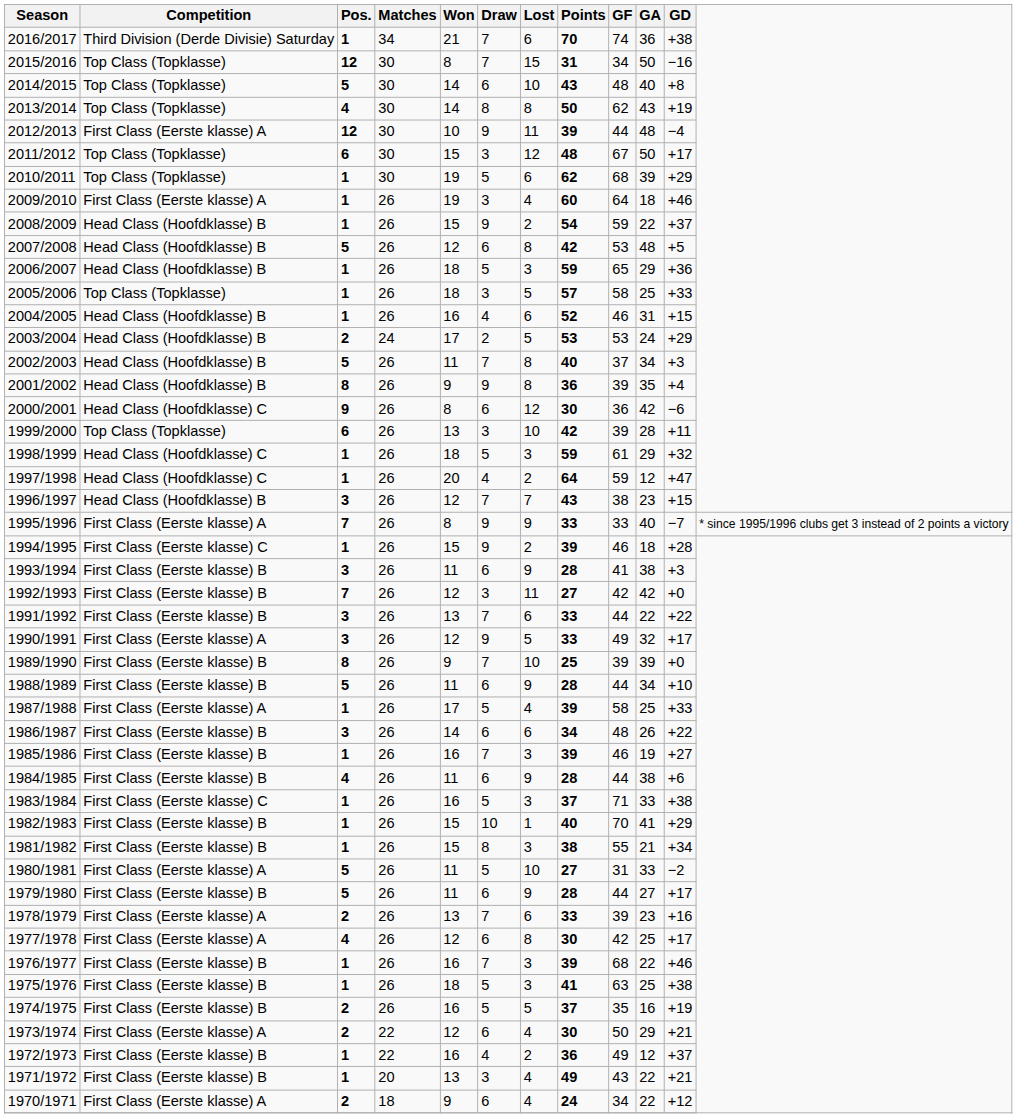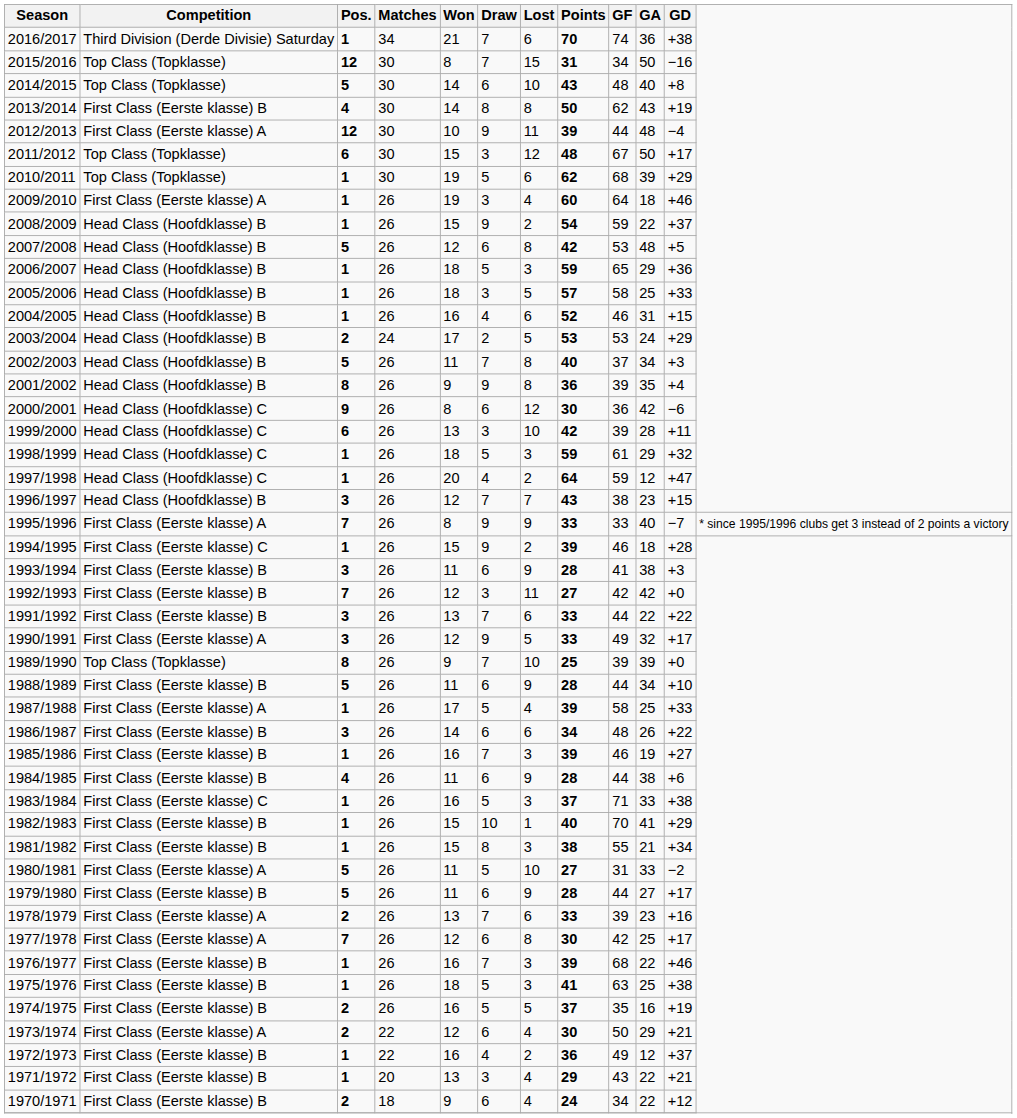(155, 108) Top Class (Topklasse) -> (175, 108) First Class (Eerste klasse) B
(155, 293) Top Class (Topklasse) -> (175, 293) Head Class (Hoofdklasse) B
(155, 431) Top Class (Topklasse) -> (175, 431) Head Class (Hoofdklasse) C
(175, 662) First Class (Eerste klasse) B -> (155, 662) Top Class (Topklasse)
(345, 939) 4 -> (345, 939) 7
(569, 1078) 49 -> (569, 1078) 29
(175, 1101) First Class (Eerste klasse) A -> (175, 1101) First Class (Eerste klasse) B
